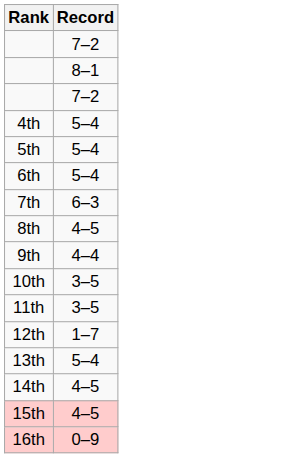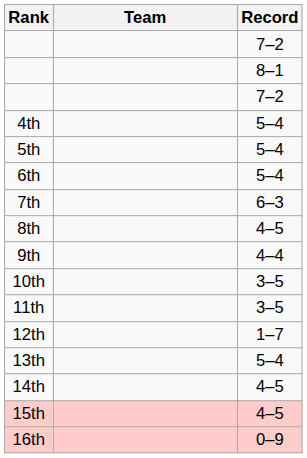+ column: (145, 17)
